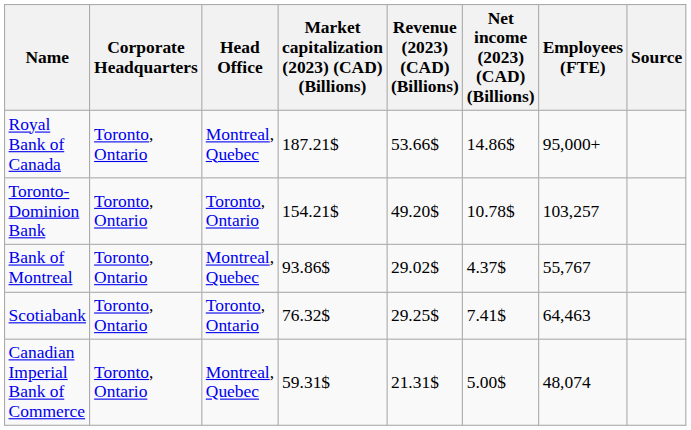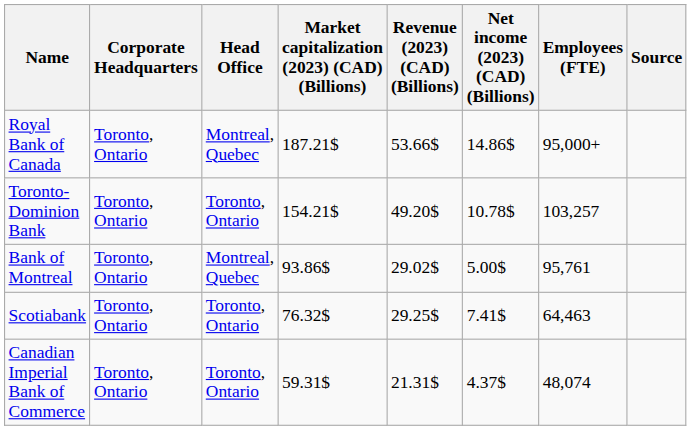(486, 268) 4.37$ -> (486, 268) 5.00$
(567, 268) 55,767 -> (567, 268) 95,761
(240, 382) Montreal, Quebec -> (235, 382) Toronto, Ontario
(486, 382) 5.00$ -> (486, 382) 4.37$
